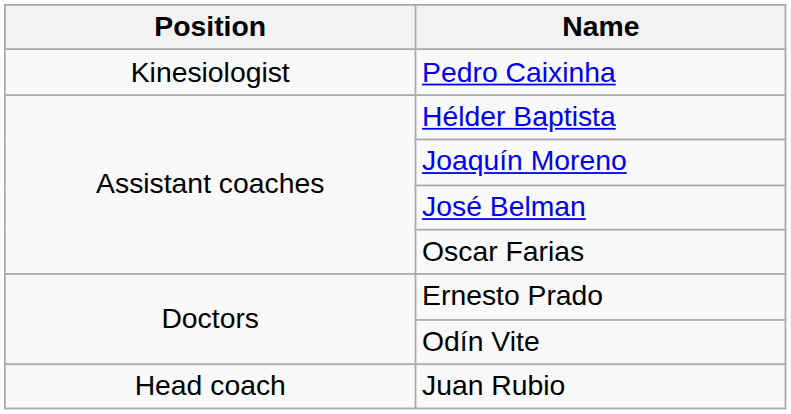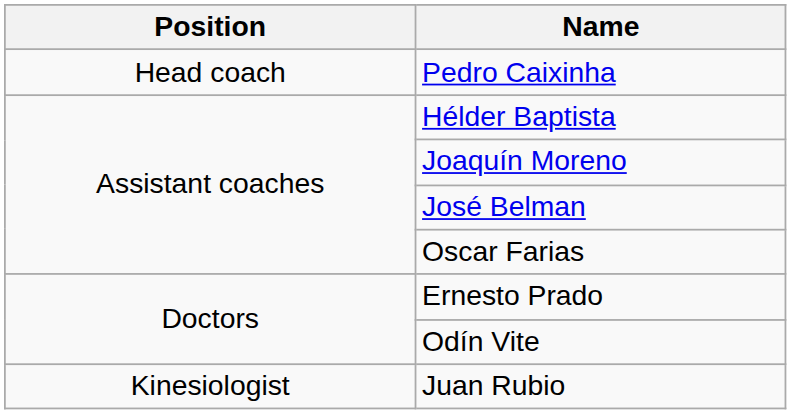(210, 71) Kinesiologist -> (210, 71) Head coach
(210, 386) Head coach -> (210, 386) Kinesiologist
